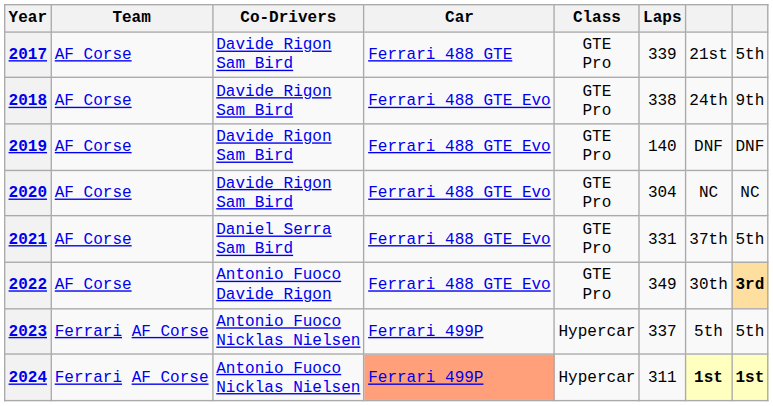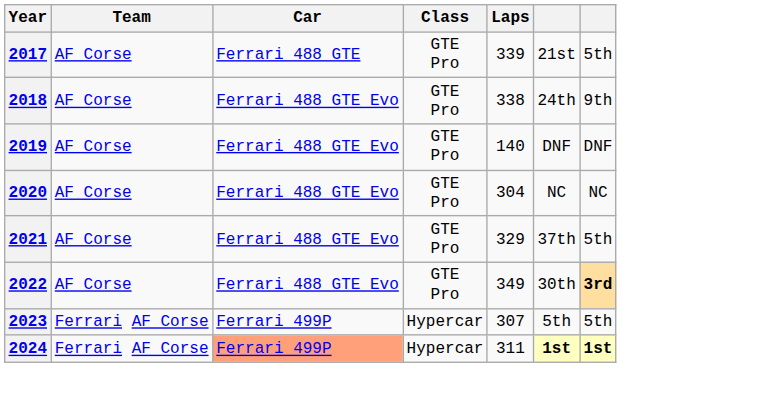- column: (288, 18)
(662, 239) 331 -> (510, 239) 329
(662, 331) 337 -> (510, 321) 307
